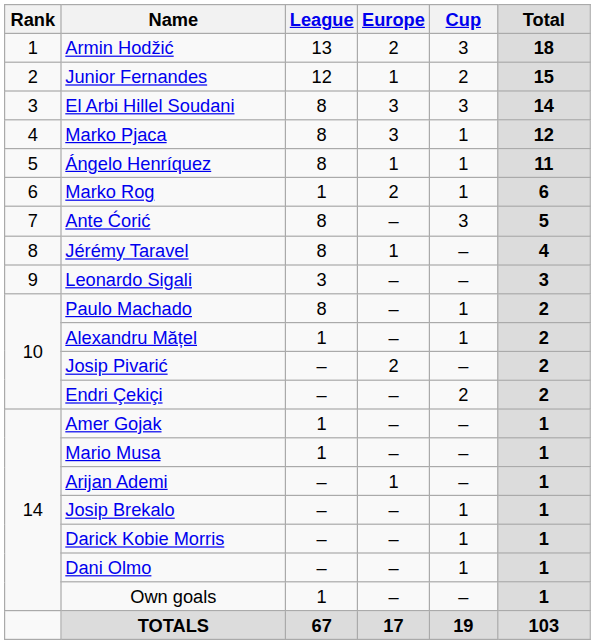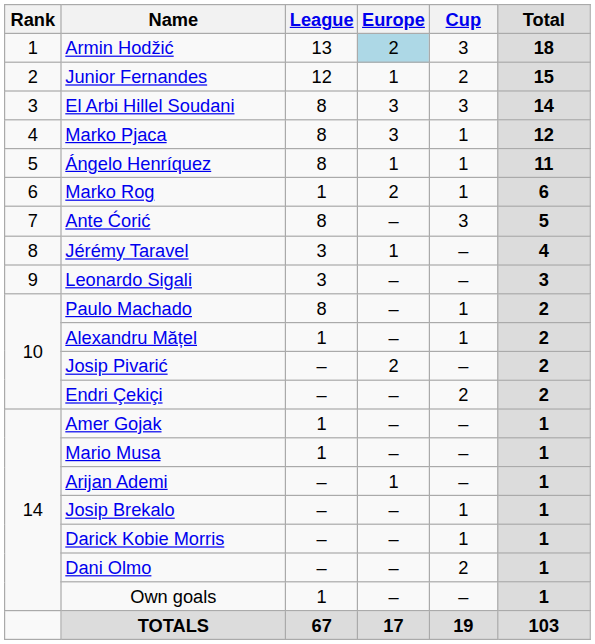(393, 48) no background -> (393, 48) lightblue background
(322, 250) 8 -> (322, 250) 3
(463, 568) 1 -> (463, 568) 2
